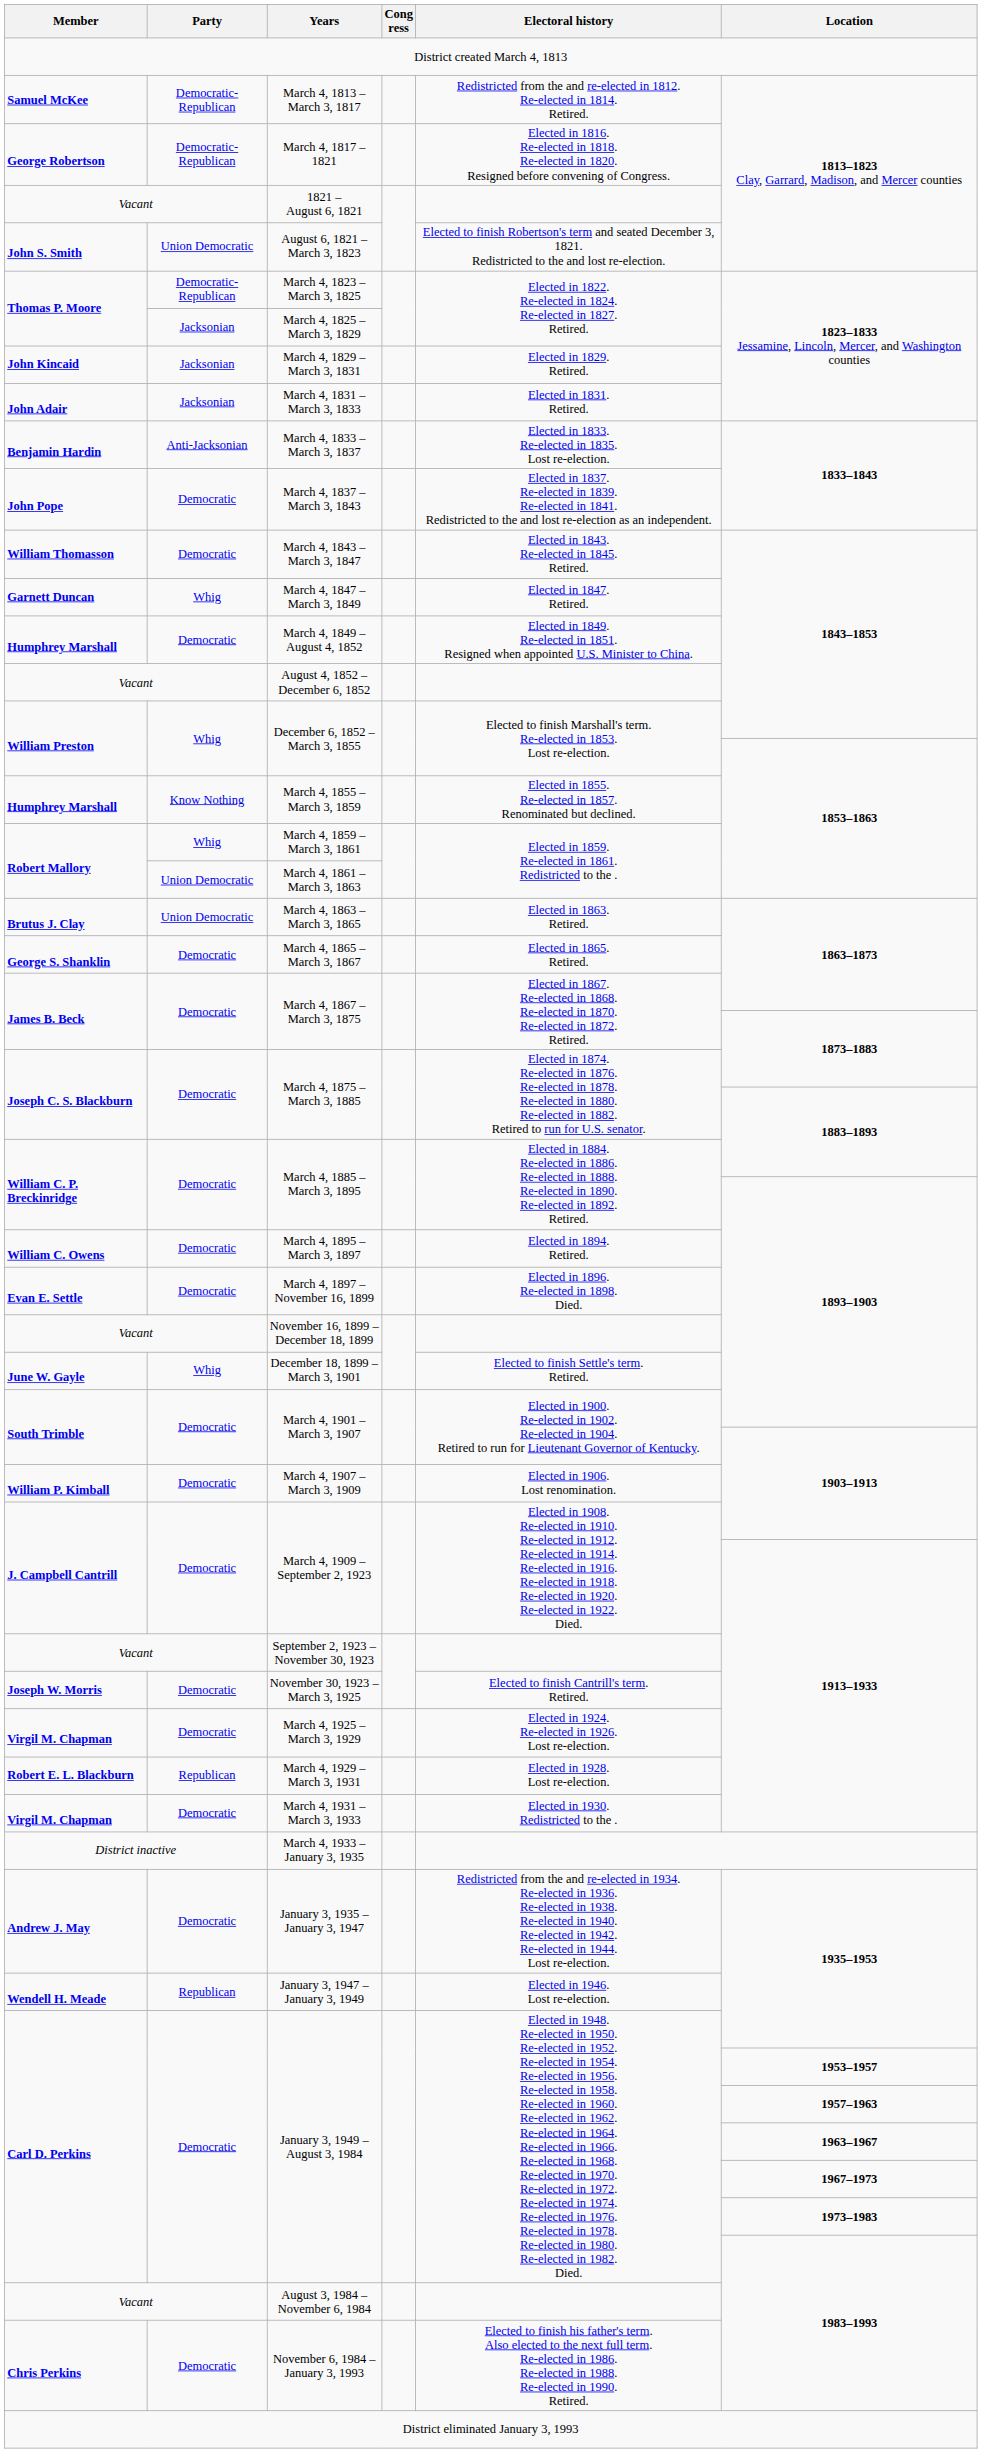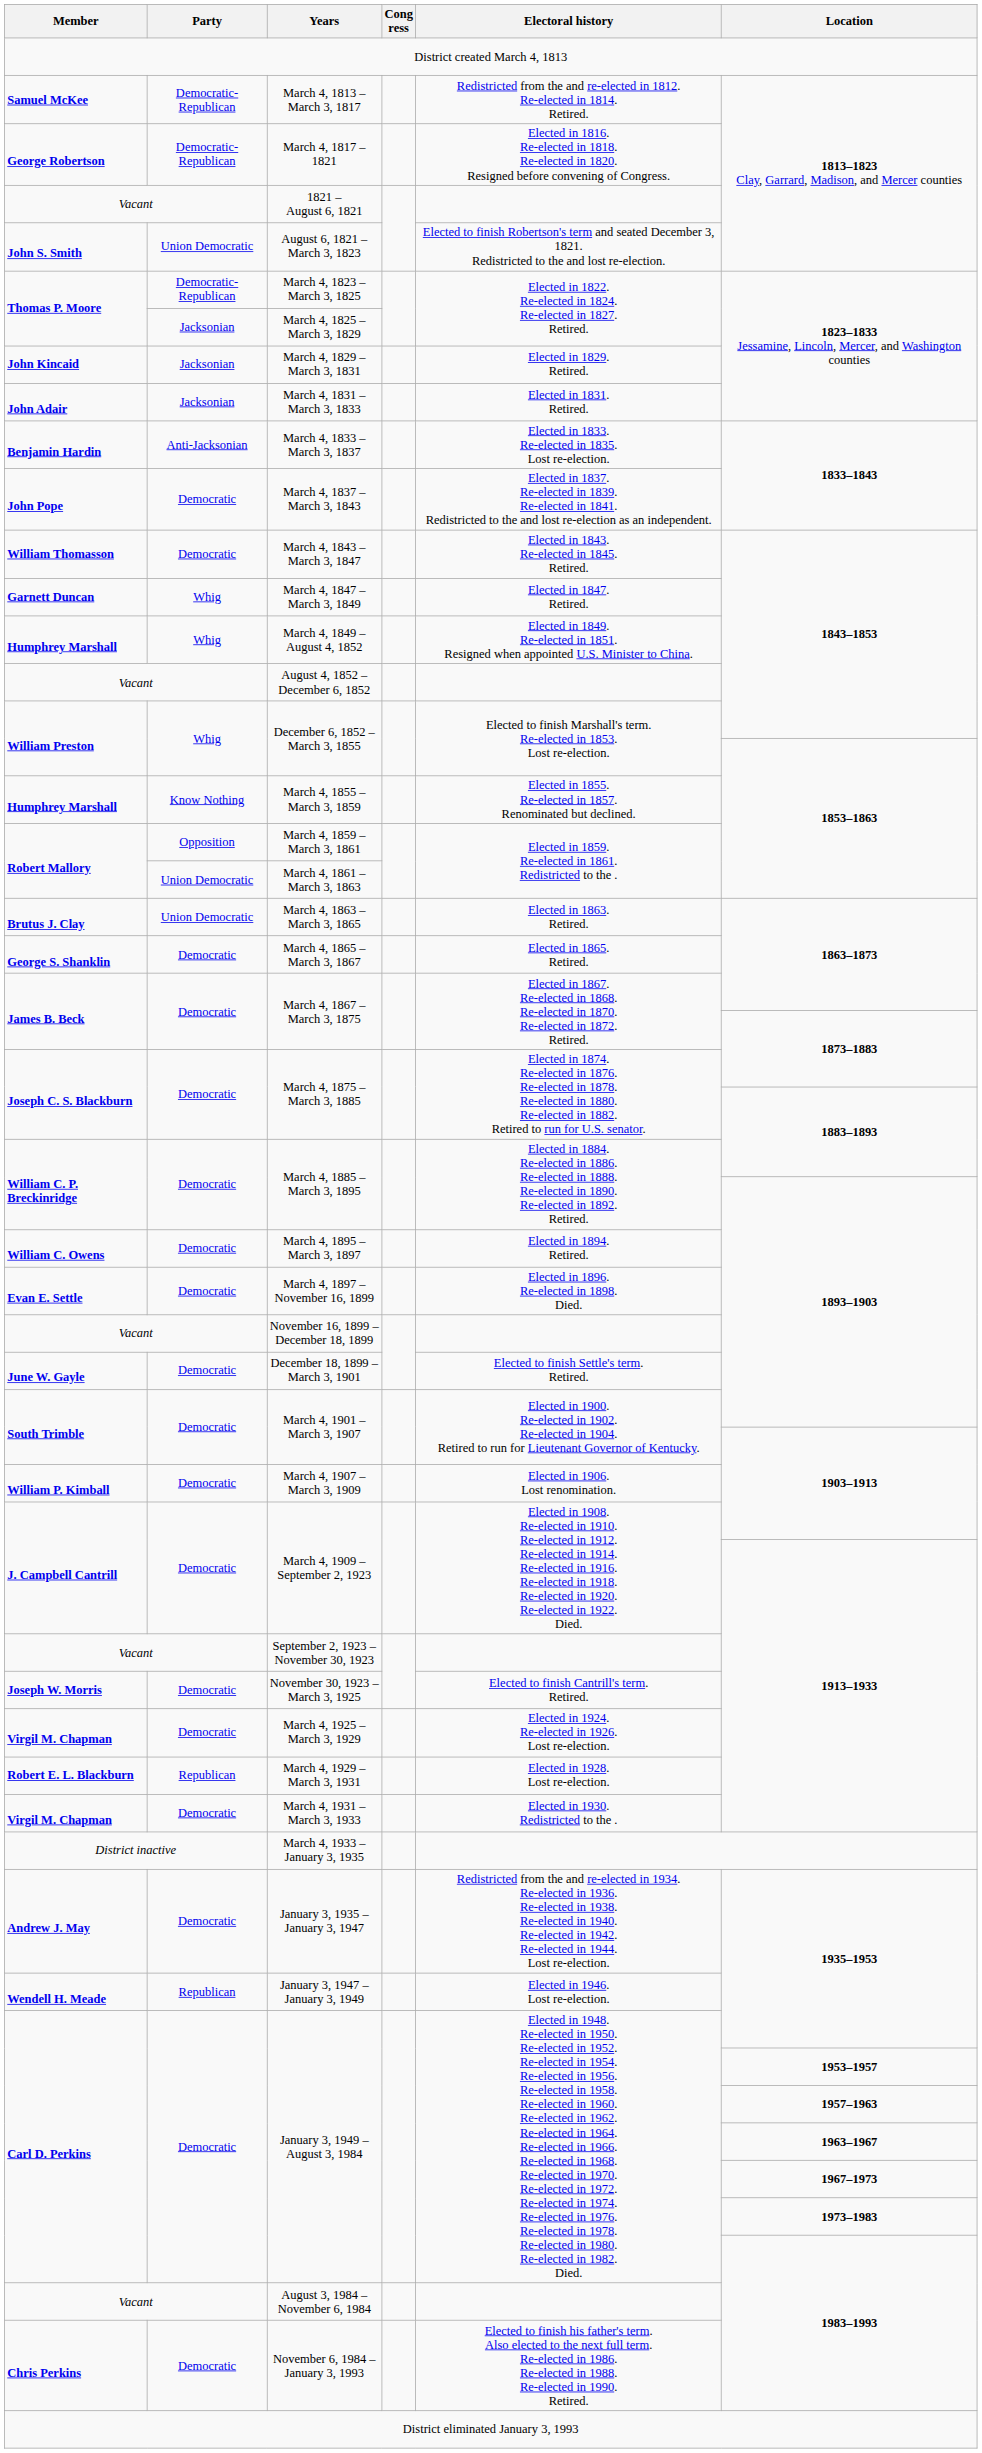(207, 639) Democratic -> (207, 639) Whig
(207, 842) Whig -> (207, 842) Opposition
(207, 1370) Whig -> (207, 1370) Democratic
